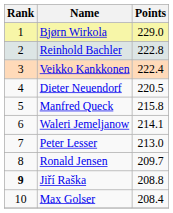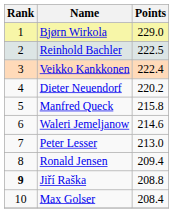(151, 50) 222.8 -> (151, 50) 222.5
(151, 87) 220.5 -> (151, 87) 220.2
(151, 124) 214.1 -> (151, 124) 214.6
(151, 161) 209.7 -> (151, 161) 209.4
